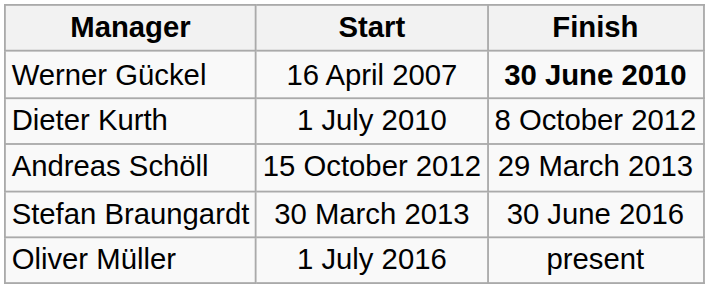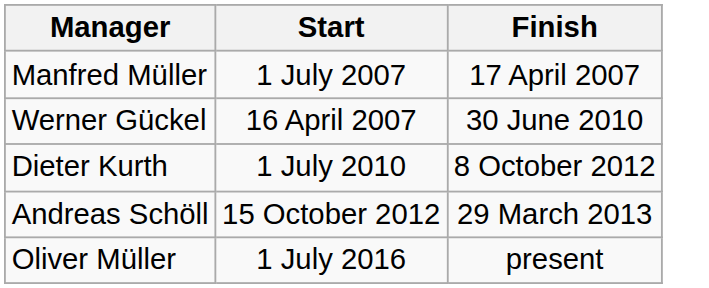+ row: (109, 74)
(595, 74) bold -> (555, 120) normal
- row: (130, 213)
